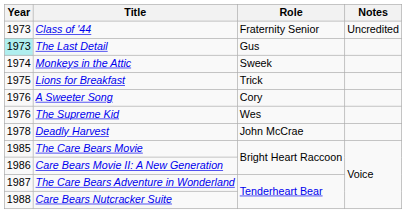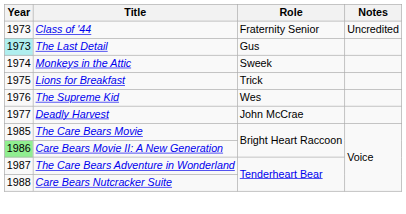- row: (74, 98)
(19, 132) 1978 -> (19, 115) 1977
(19, 166) no background -> (19, 149) lightgreen background
